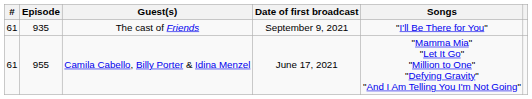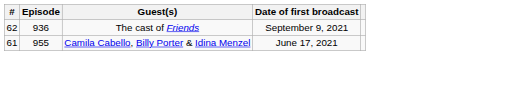- column: (442, 12)
(12, 27) 61 -> (12, 27) 62
(41, 27) 935 -> (41, 27) 936
